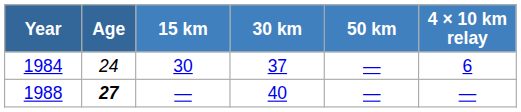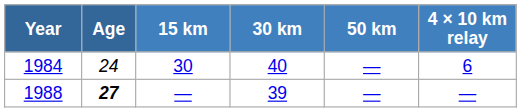(277, 66) 37 -> (277, 66) 40
(277, 93) 40 -> (277, 93) 39
